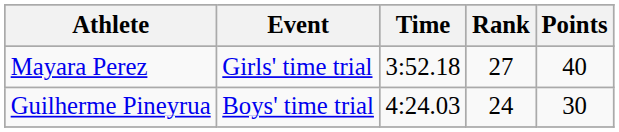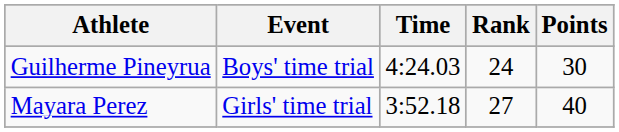rows swapped: (111, 107) <-> (79, 66)
